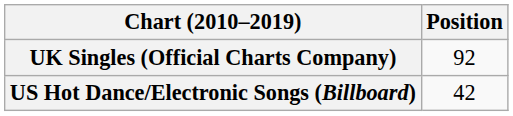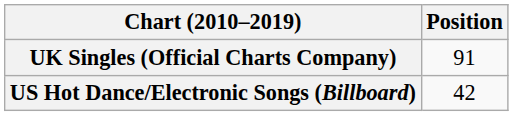(464, 57) 92 -> (464, 57) 91
